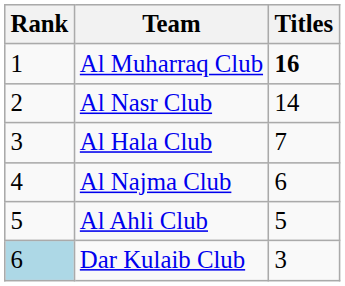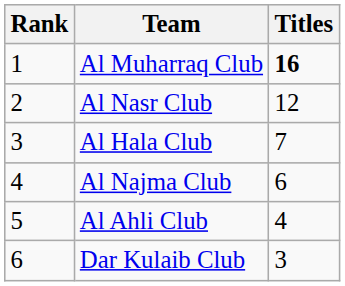(287, 102) 14 -> (287, 102) 12
(281, 220) 5 -> (281, 220) 4
(17, 260) lightblue background -> (17, 260) no background
